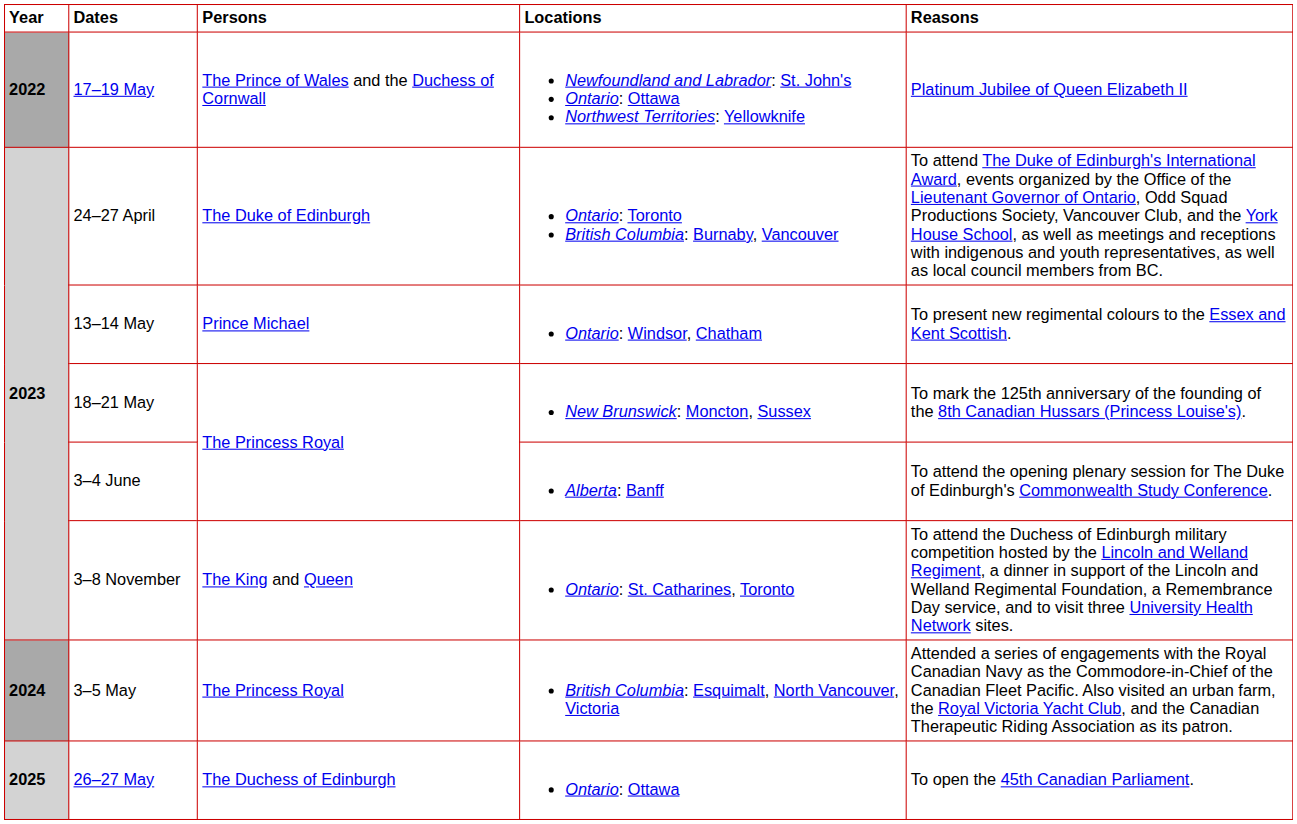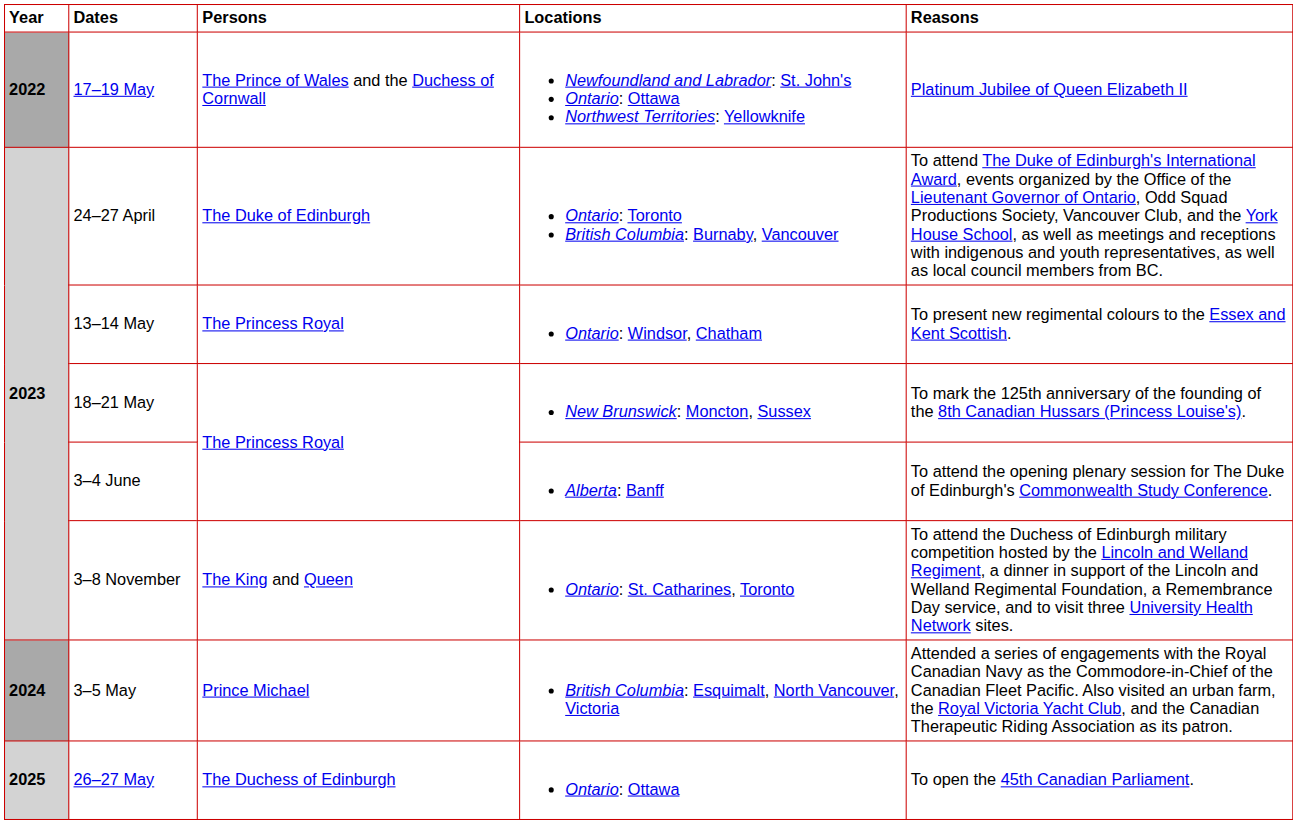(256, 324) Prince Michael -> (273, 324) The Princess Royal
(273, 690) The Princess Royal -> (256, 690) Prince Michael
